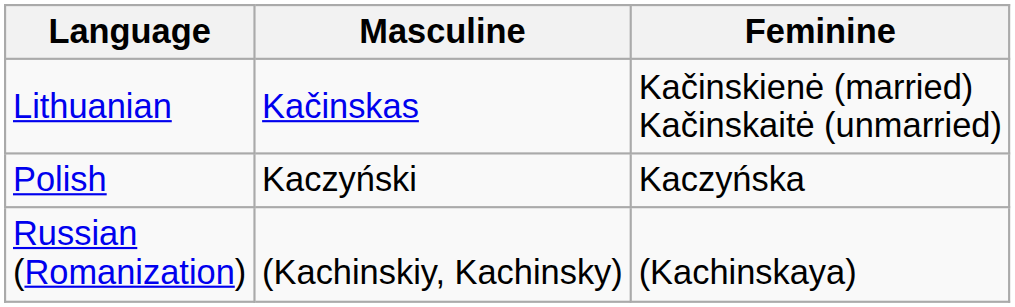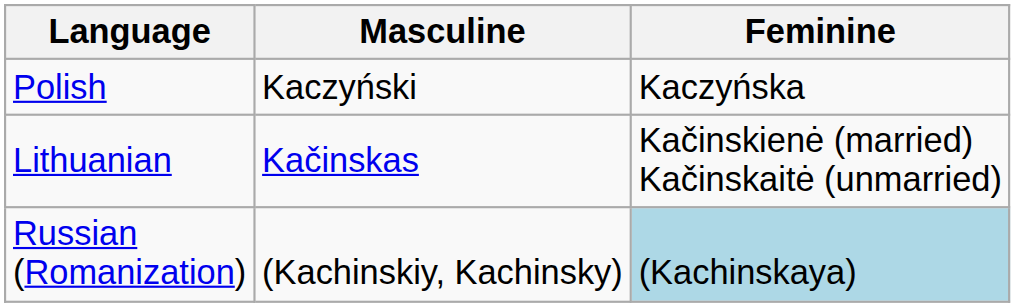rows swapped: (60, 179) <-> (92, 105)
(748, 272) no background -> (748, 272) lightblue background
